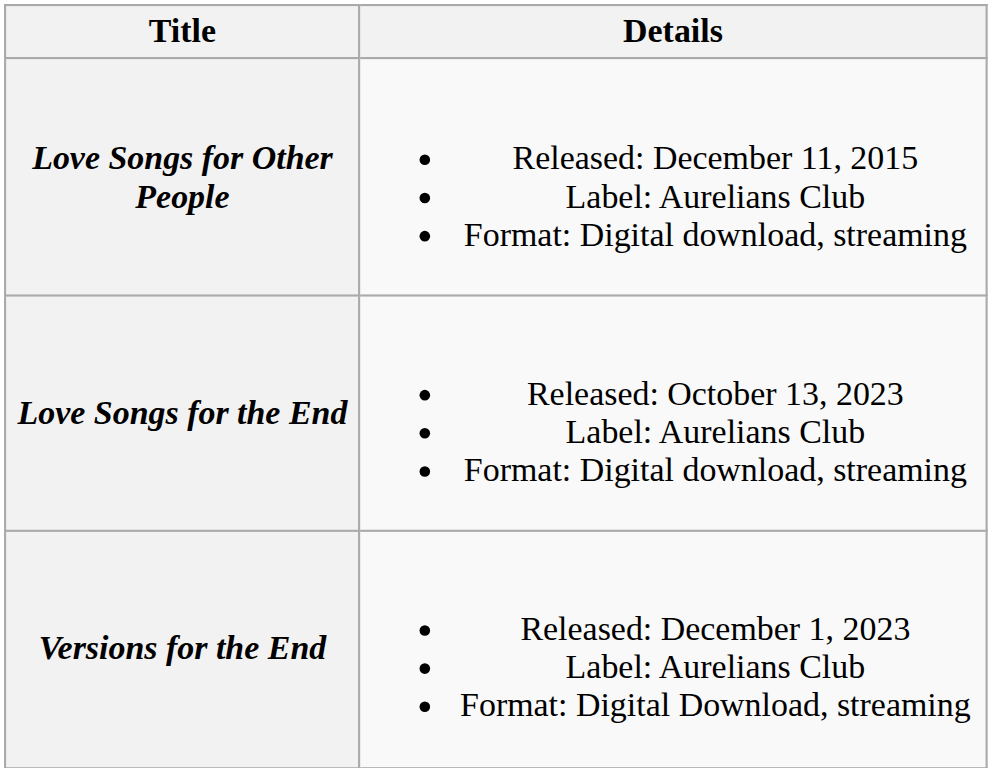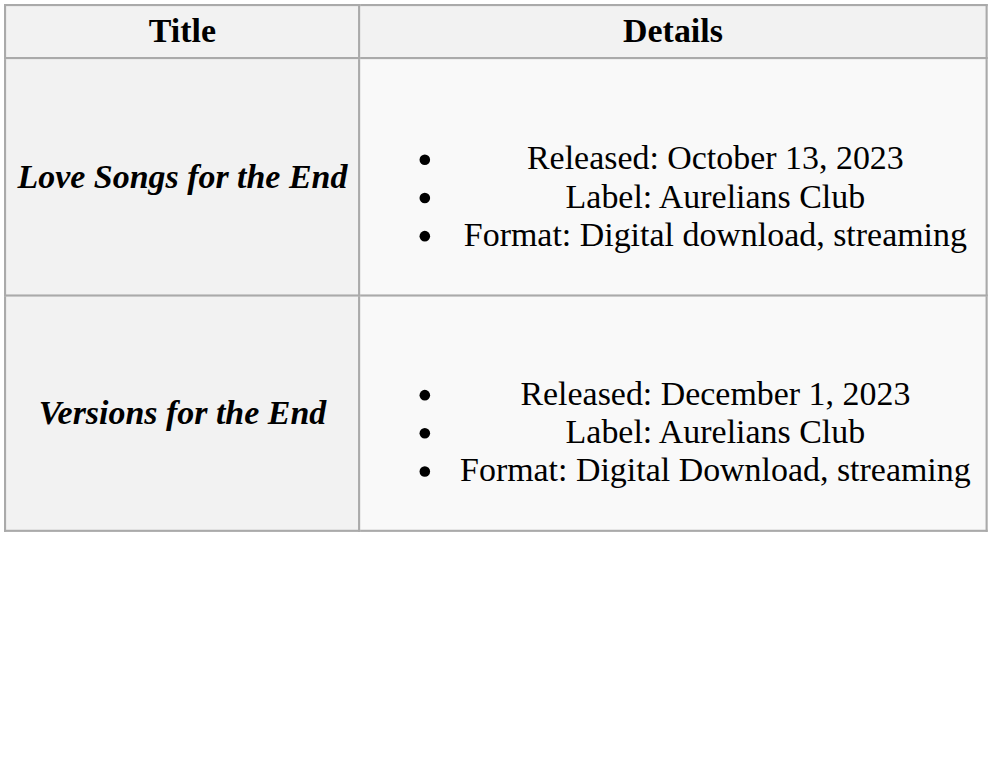- row: (182, 176)
